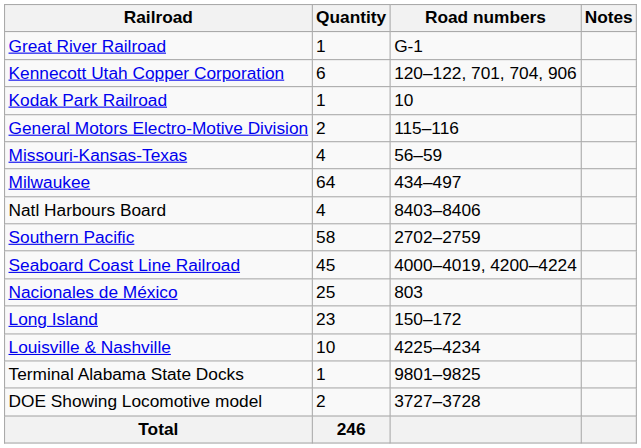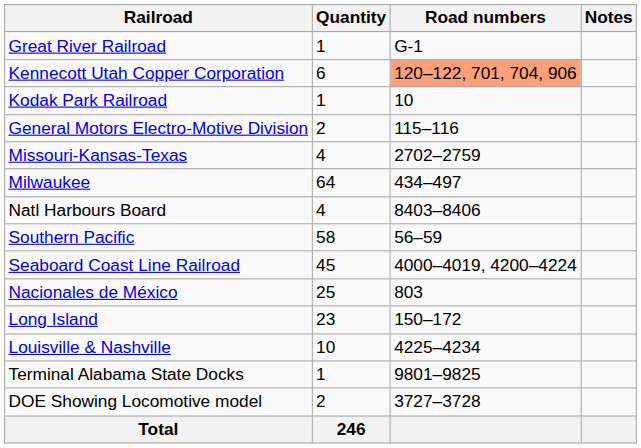(485, 73) no background -> (485, 73) lightsalmon background
(418, 155) 56–59 -> (437, 155) 2702–2759
(437, 237) 2702–2759 -> (418, 237) 56–59
